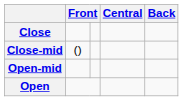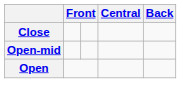- row: (35, 50)
